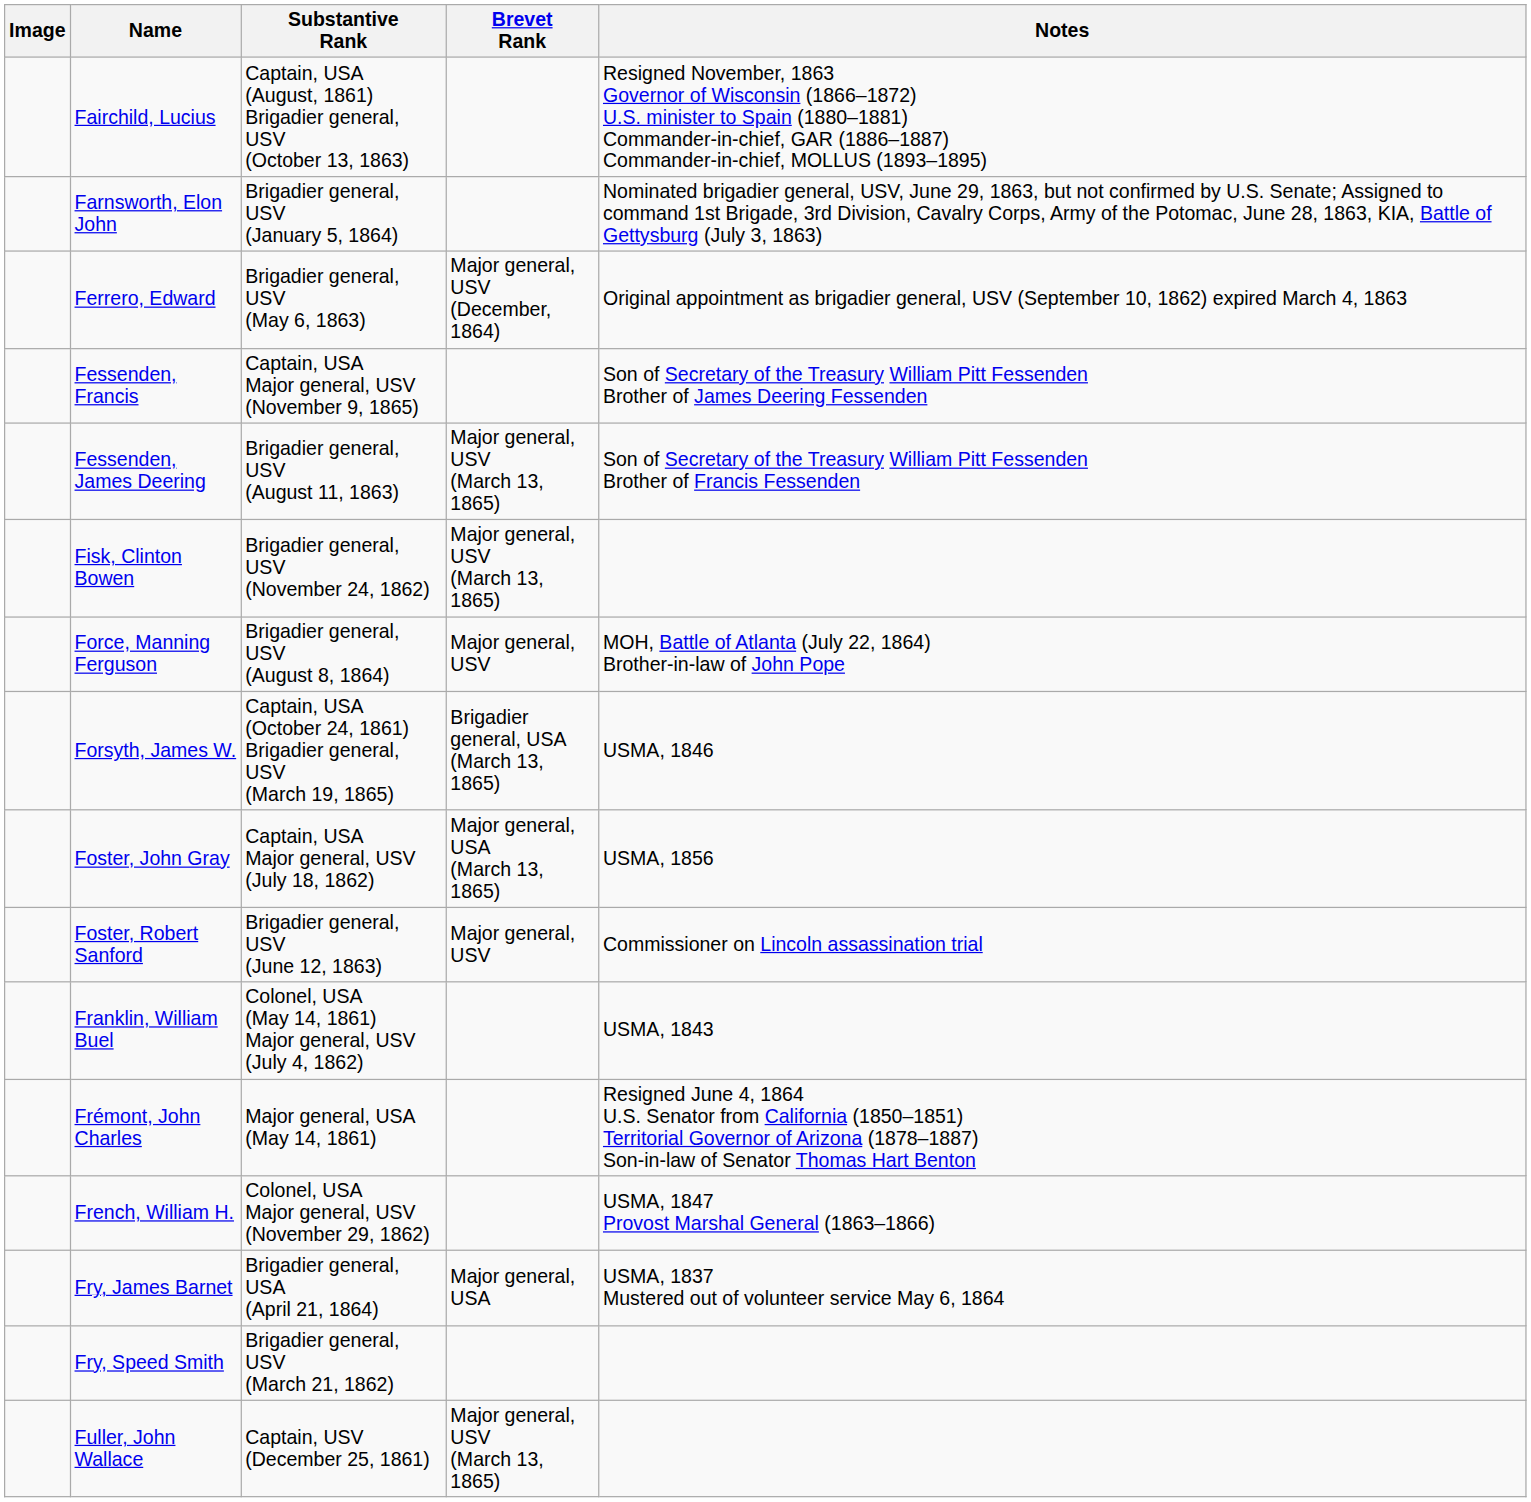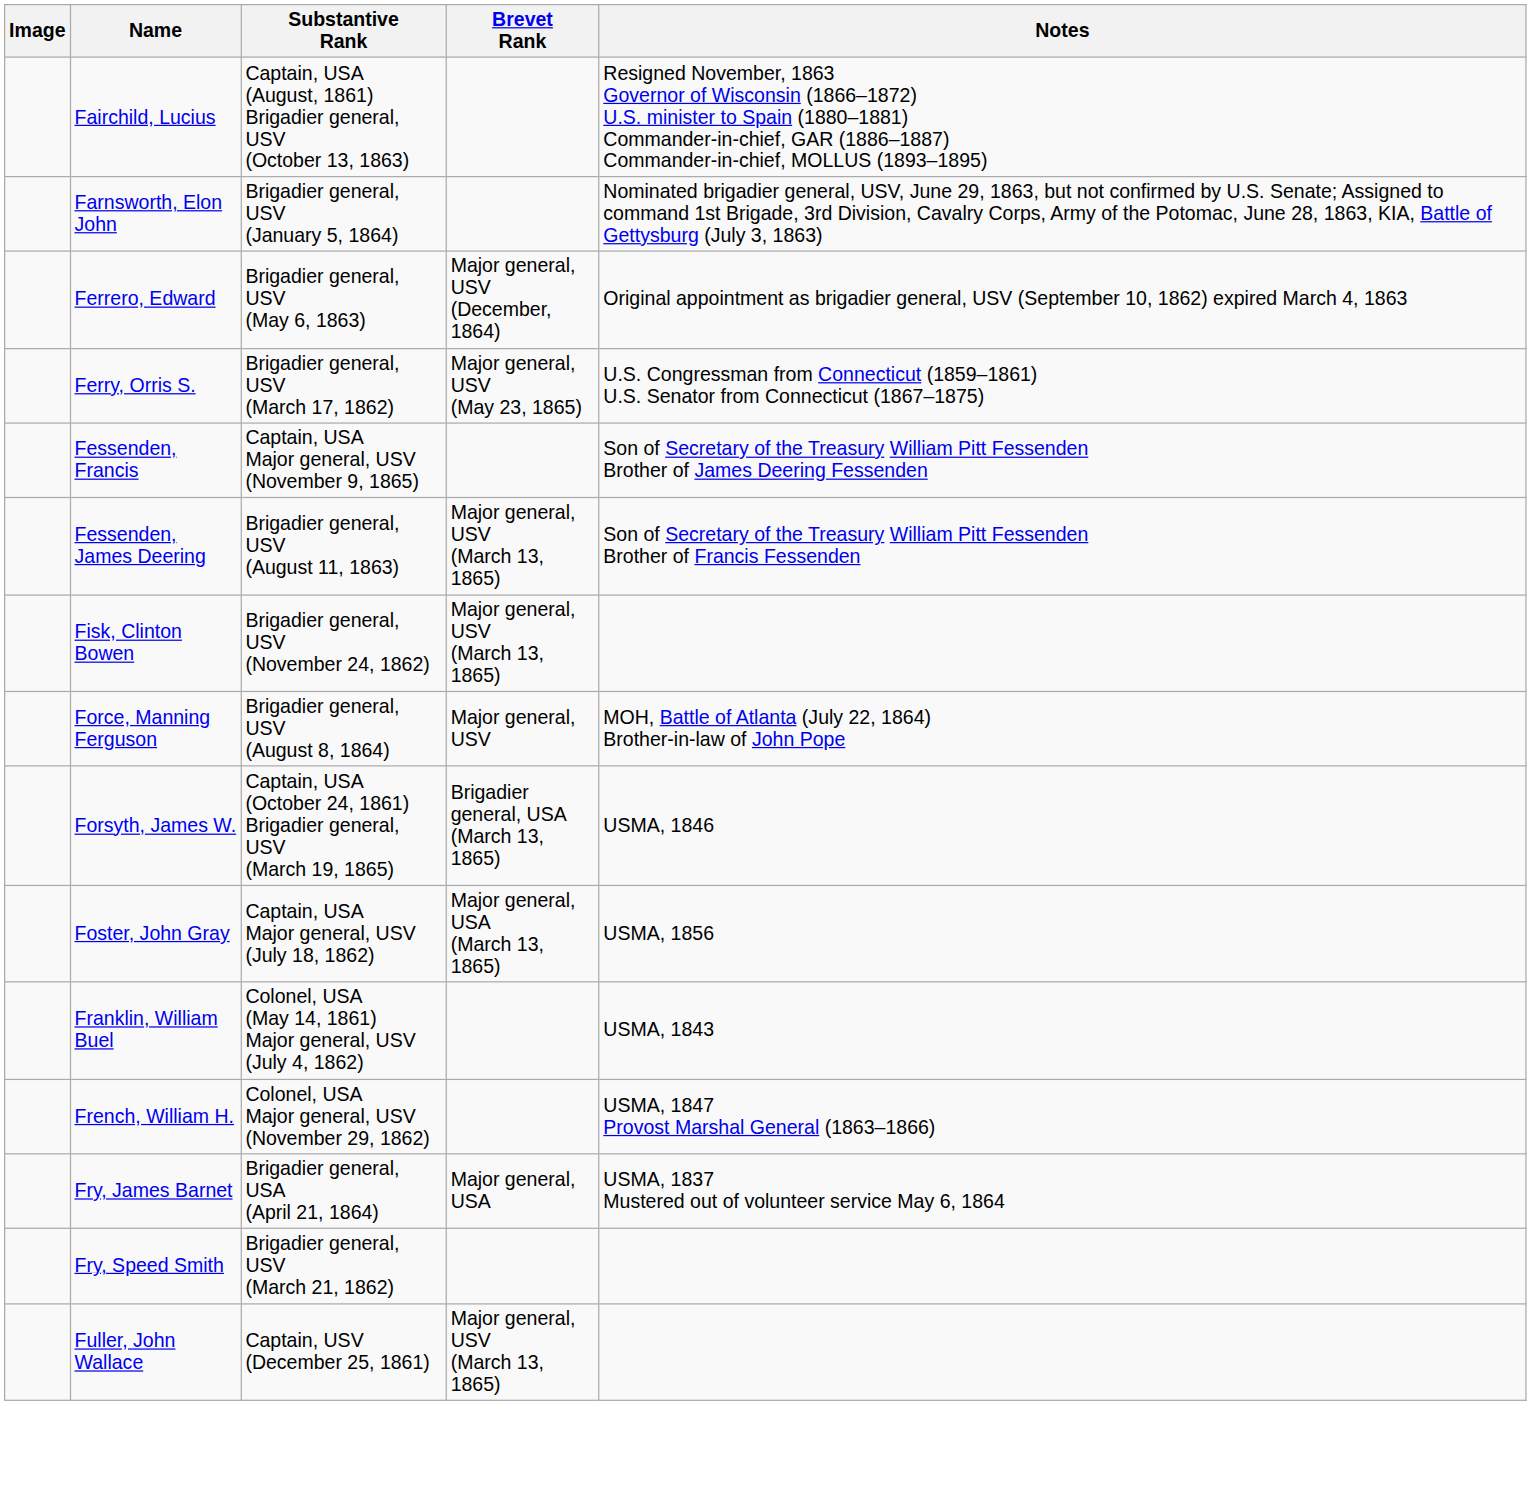+ row: (135, 385)
- row: (136, 944)
- row: (137, 1127)
